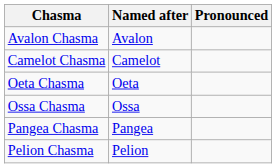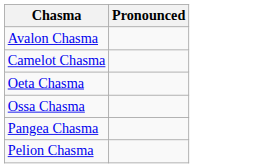- column: (150, 15)
